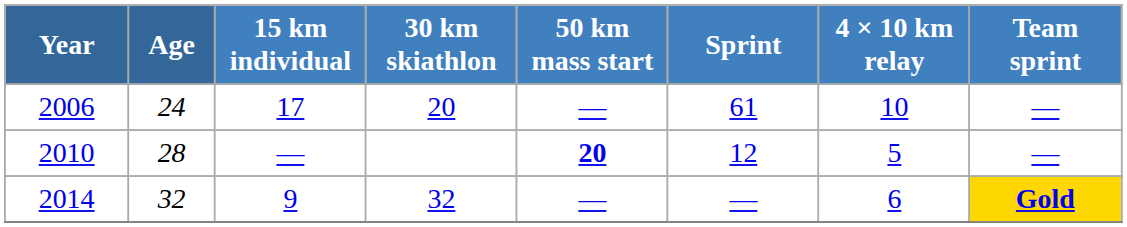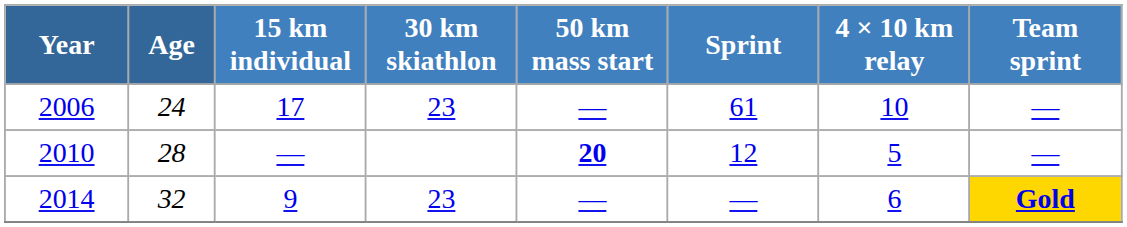(441, 106) 20 -> (441, 106) 23
(441, 199) 32 -> (441, 199) 23
